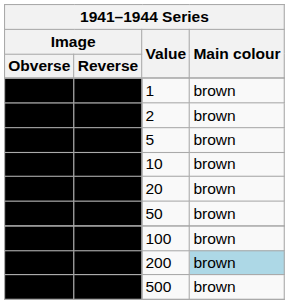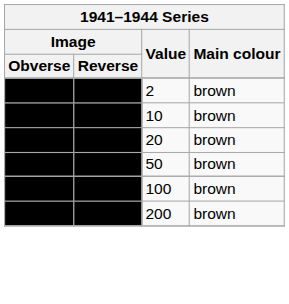- row: (150, 91)
- row: (150, 140)
(215, 263) lightblue background -> (215, 214) no background
- row: (158, 287)
